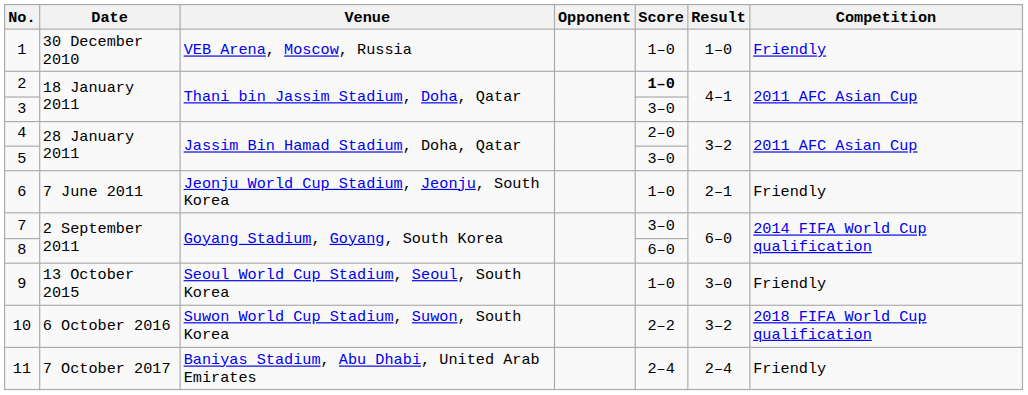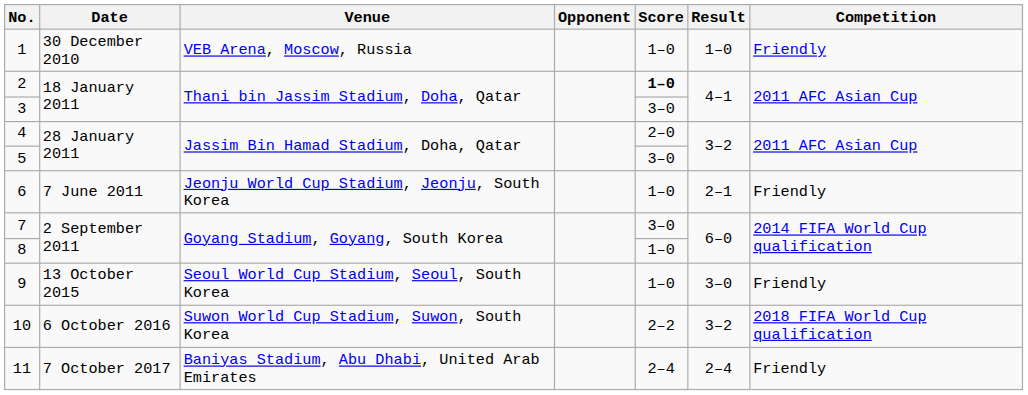(661, 250) 6–0 -> (661, 250) 1–0
